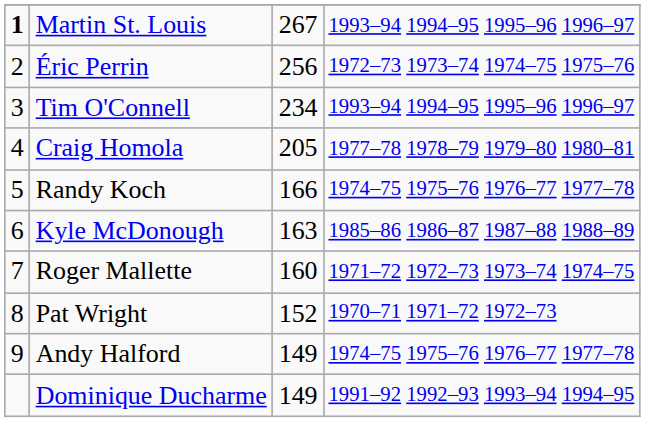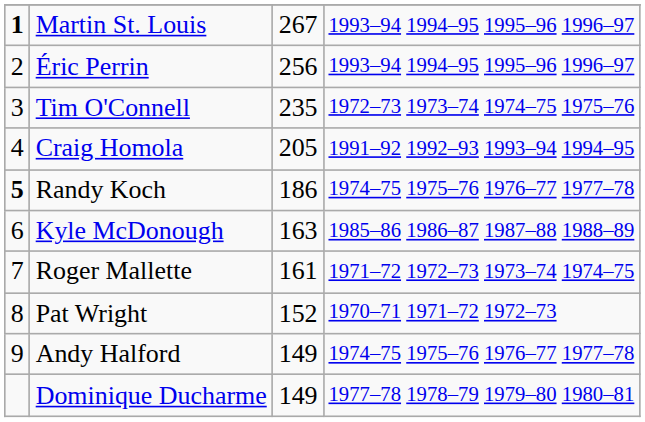(481, 66) 1972–73 1973–74 1974–75 1975–76 -> (481, 66) 1993–94 1994–95 1995–96 1996–97
(298, 107) 234 -> (298, 107) 235
(481, 107) 1993–94 1994–95 1995–96 1996–97 -> (481, 107) 1972–73 1973–74 1974–75 1975–76
(481, 148) 1977–78 1978–79 1979–80 1980–81 -> (481, 148) 1991–92 1992–93 1993–94 1994–95
(17, 189) normal -> (17, 189) bold
(298, 189) 166 -> (298, 189) 186
(298, 271) 160 -> (298, 271) 161
(481, 395) 1991–92 1992–93 1993–94 1994–95 -> (481, 395) 1977–78 1978–79 1979–80 1980–81
